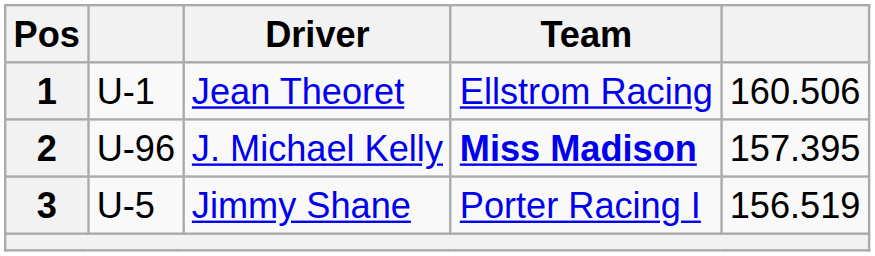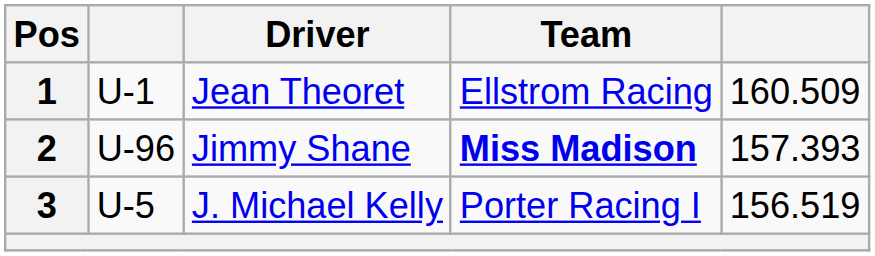(795, 91) 160.506 -> (795, 91) 160.509
(317, 149) J. Michael Kelly -> (301, 149) Jimmy Shane
(795, 149) 157.395 -> (795, 149) 157.393
(301, 206) Jimmy Shane -> (317, 206) J. Michael Kelly
